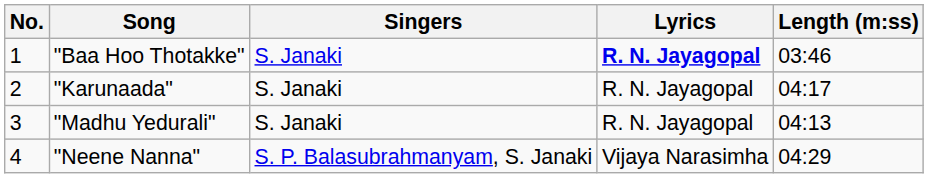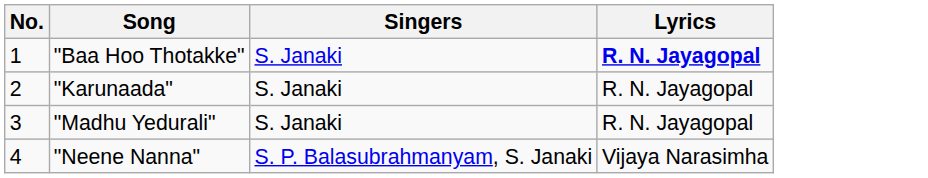- column: (848, 22)
